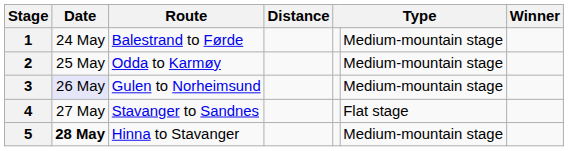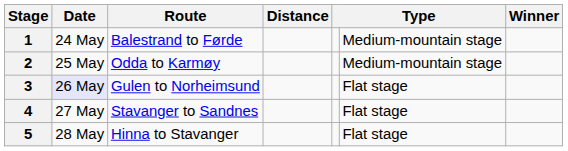(423, 87) Medium-mountain stage -> (375, 87) Flat stage
(80, 134) bold -> (80, 134) normal
(423, 134) Medium-mountain stage -> (375, 134) Flat stage
